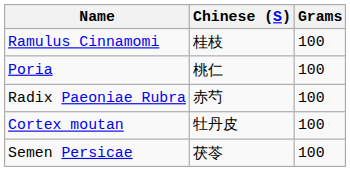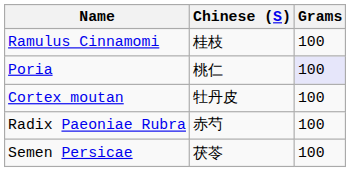(311, 70) no background -> (311, 70) lavender background
rows swapped: (66, 125) <-> (97, 98)
